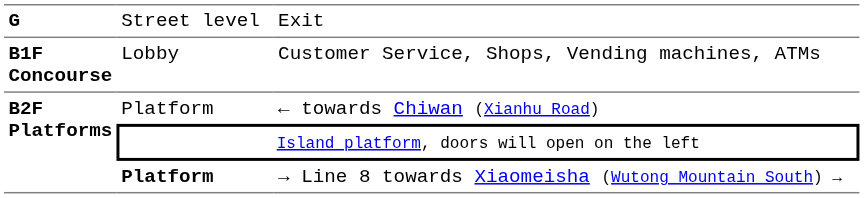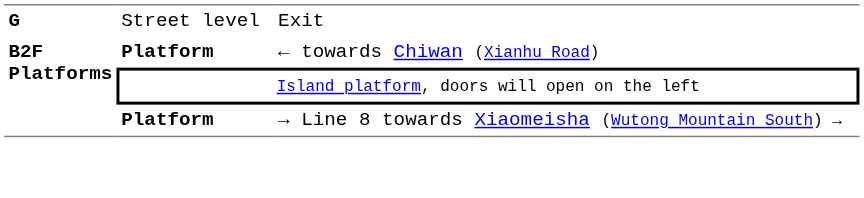- row: (549, 54)
(167, 108) normal -> (167, 52) bold
